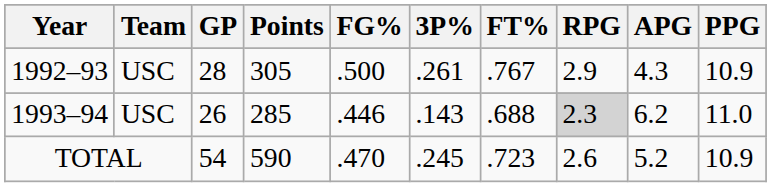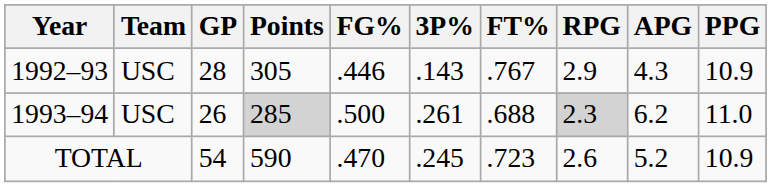(361, 70) .500 -> (361, 70) .446
(440, 70) .261 -> (440, 70) .143
(271, 114) no background -> (271, 114) lightgrey background
(361, 114) .446 -> (361, 114) .500
(440, 114) .143 -> (440, 114) .261
